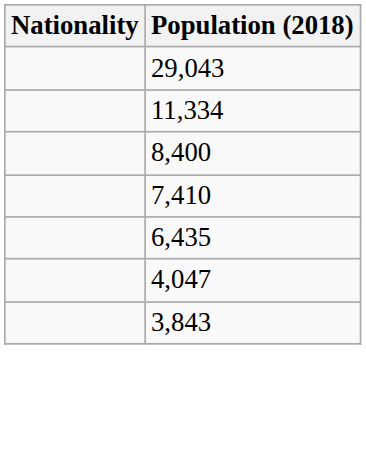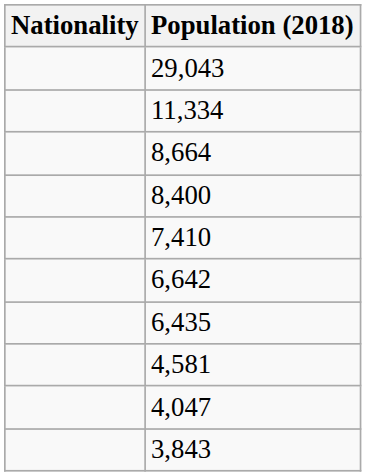+ row: (181, 152)
+ row: (181, 279)
+ row: (181, 364)
